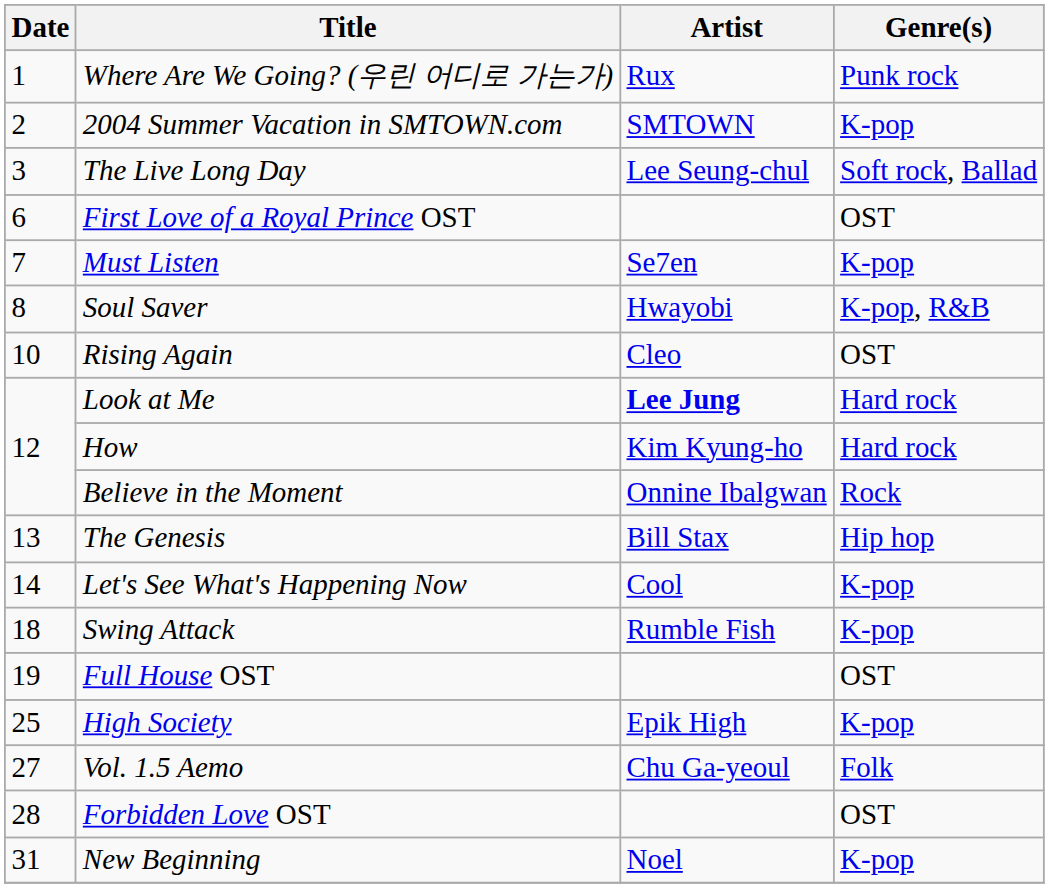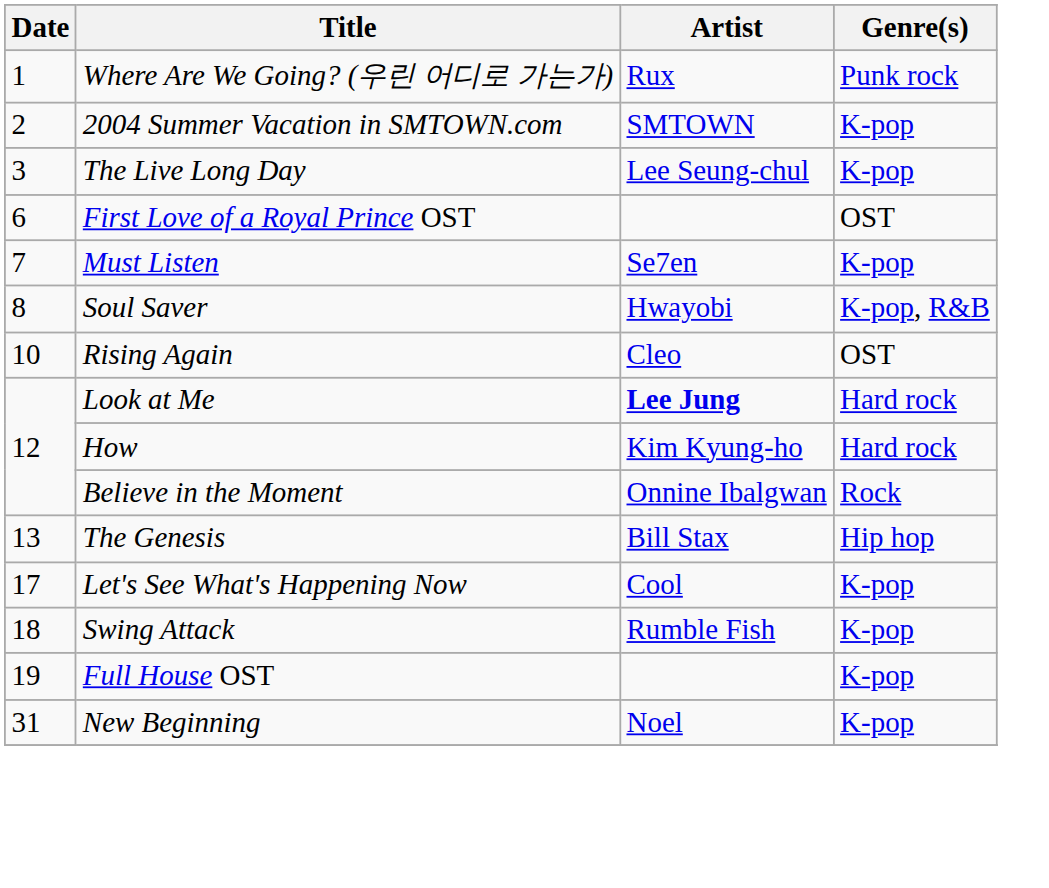(939, 170) Soft rock, Ballad -> (877, 170) K-pop
(26, 584) 14 -> (26, 584) 17
(867, 675) OST -> (877, 675) K-pop
- row: (157, 721)
- row: (163, 767)
- row: (207, 813)
